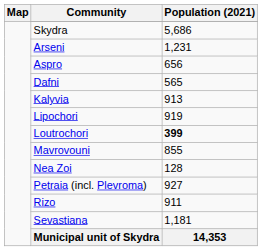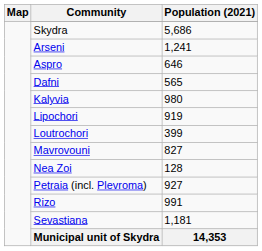(178, 47) 1,231 -> (178, 47) 1,241
(173, 64) 656 -> (173, 64) 646
(173, 99) 913 -> (173, 99) 980
(173, 133) bold -> (173, 133) normal
(173, 151) 855 -> (173, 151) 827
(173, 202) 911 -> (173, 202) 991
